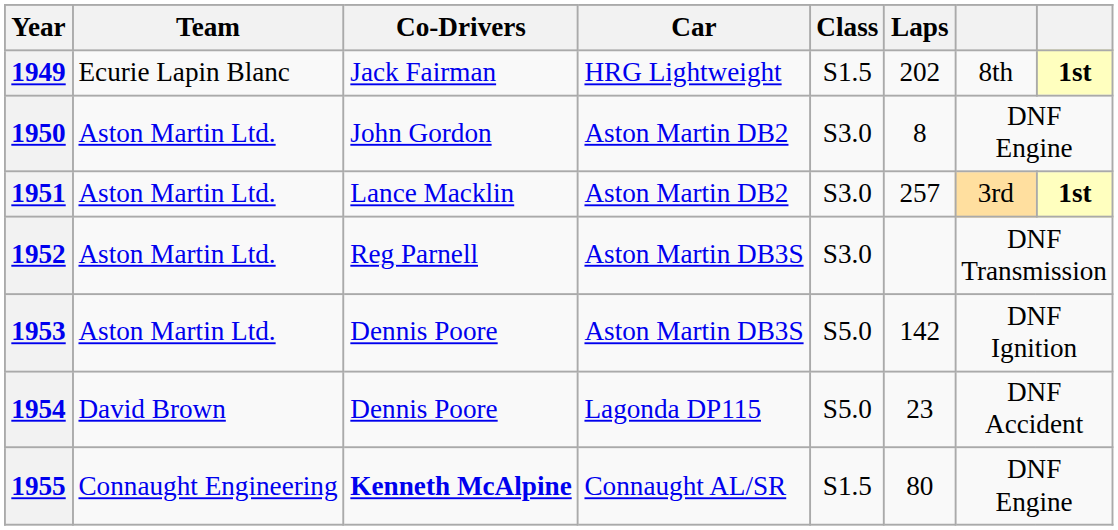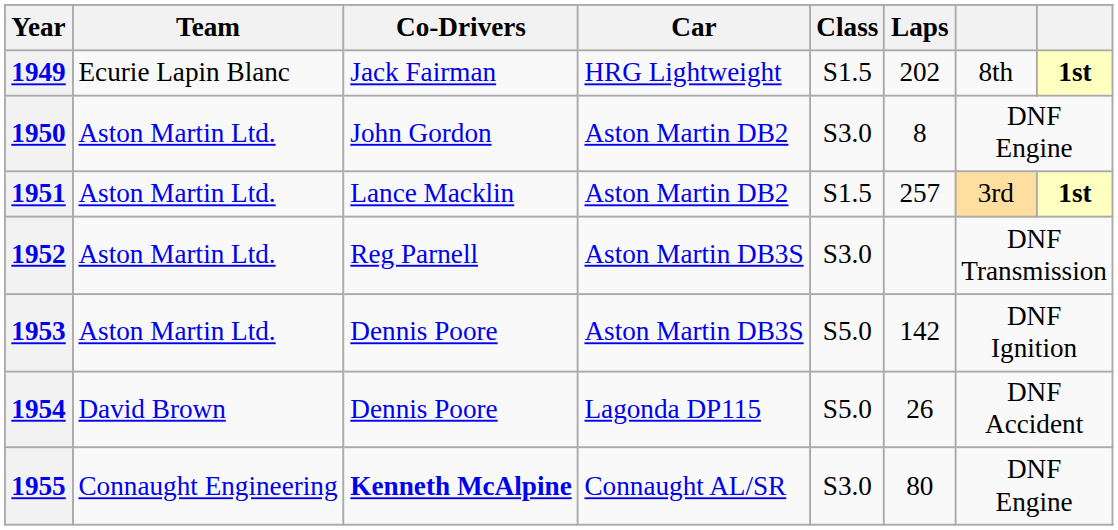(847, 194) S3.0 -> (847, 194) S1.5
(920, 409) 23 -> (920, 409) 26
(847, 486) S1.5 -> (847, 486) S3.0
